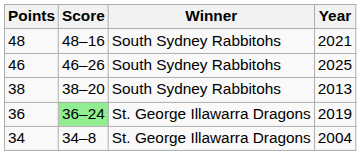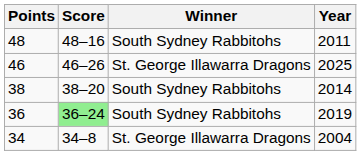(335, 41) 2021 -> (334, 41) 2011
(196, 65) South Sydney Rabbitohs -> (211, 65) St. George Illawarra Dragons
(335, 89) 2013 -> (335, 89) 2014
(211, 114) St. George Illawarra Dragons -> (196, 114) South Sydney Rabbitohs
